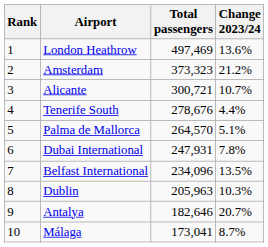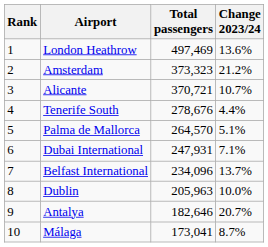(192, 89) 300,721 -> (192, 89) 370,721
(232, 150) 7.8% -> (232, 150) 7.1%
(235, 171) 13.5% -> (235, 171) 13.7%
(235, 191) 10.3% -> (235, 191) 10.0%
